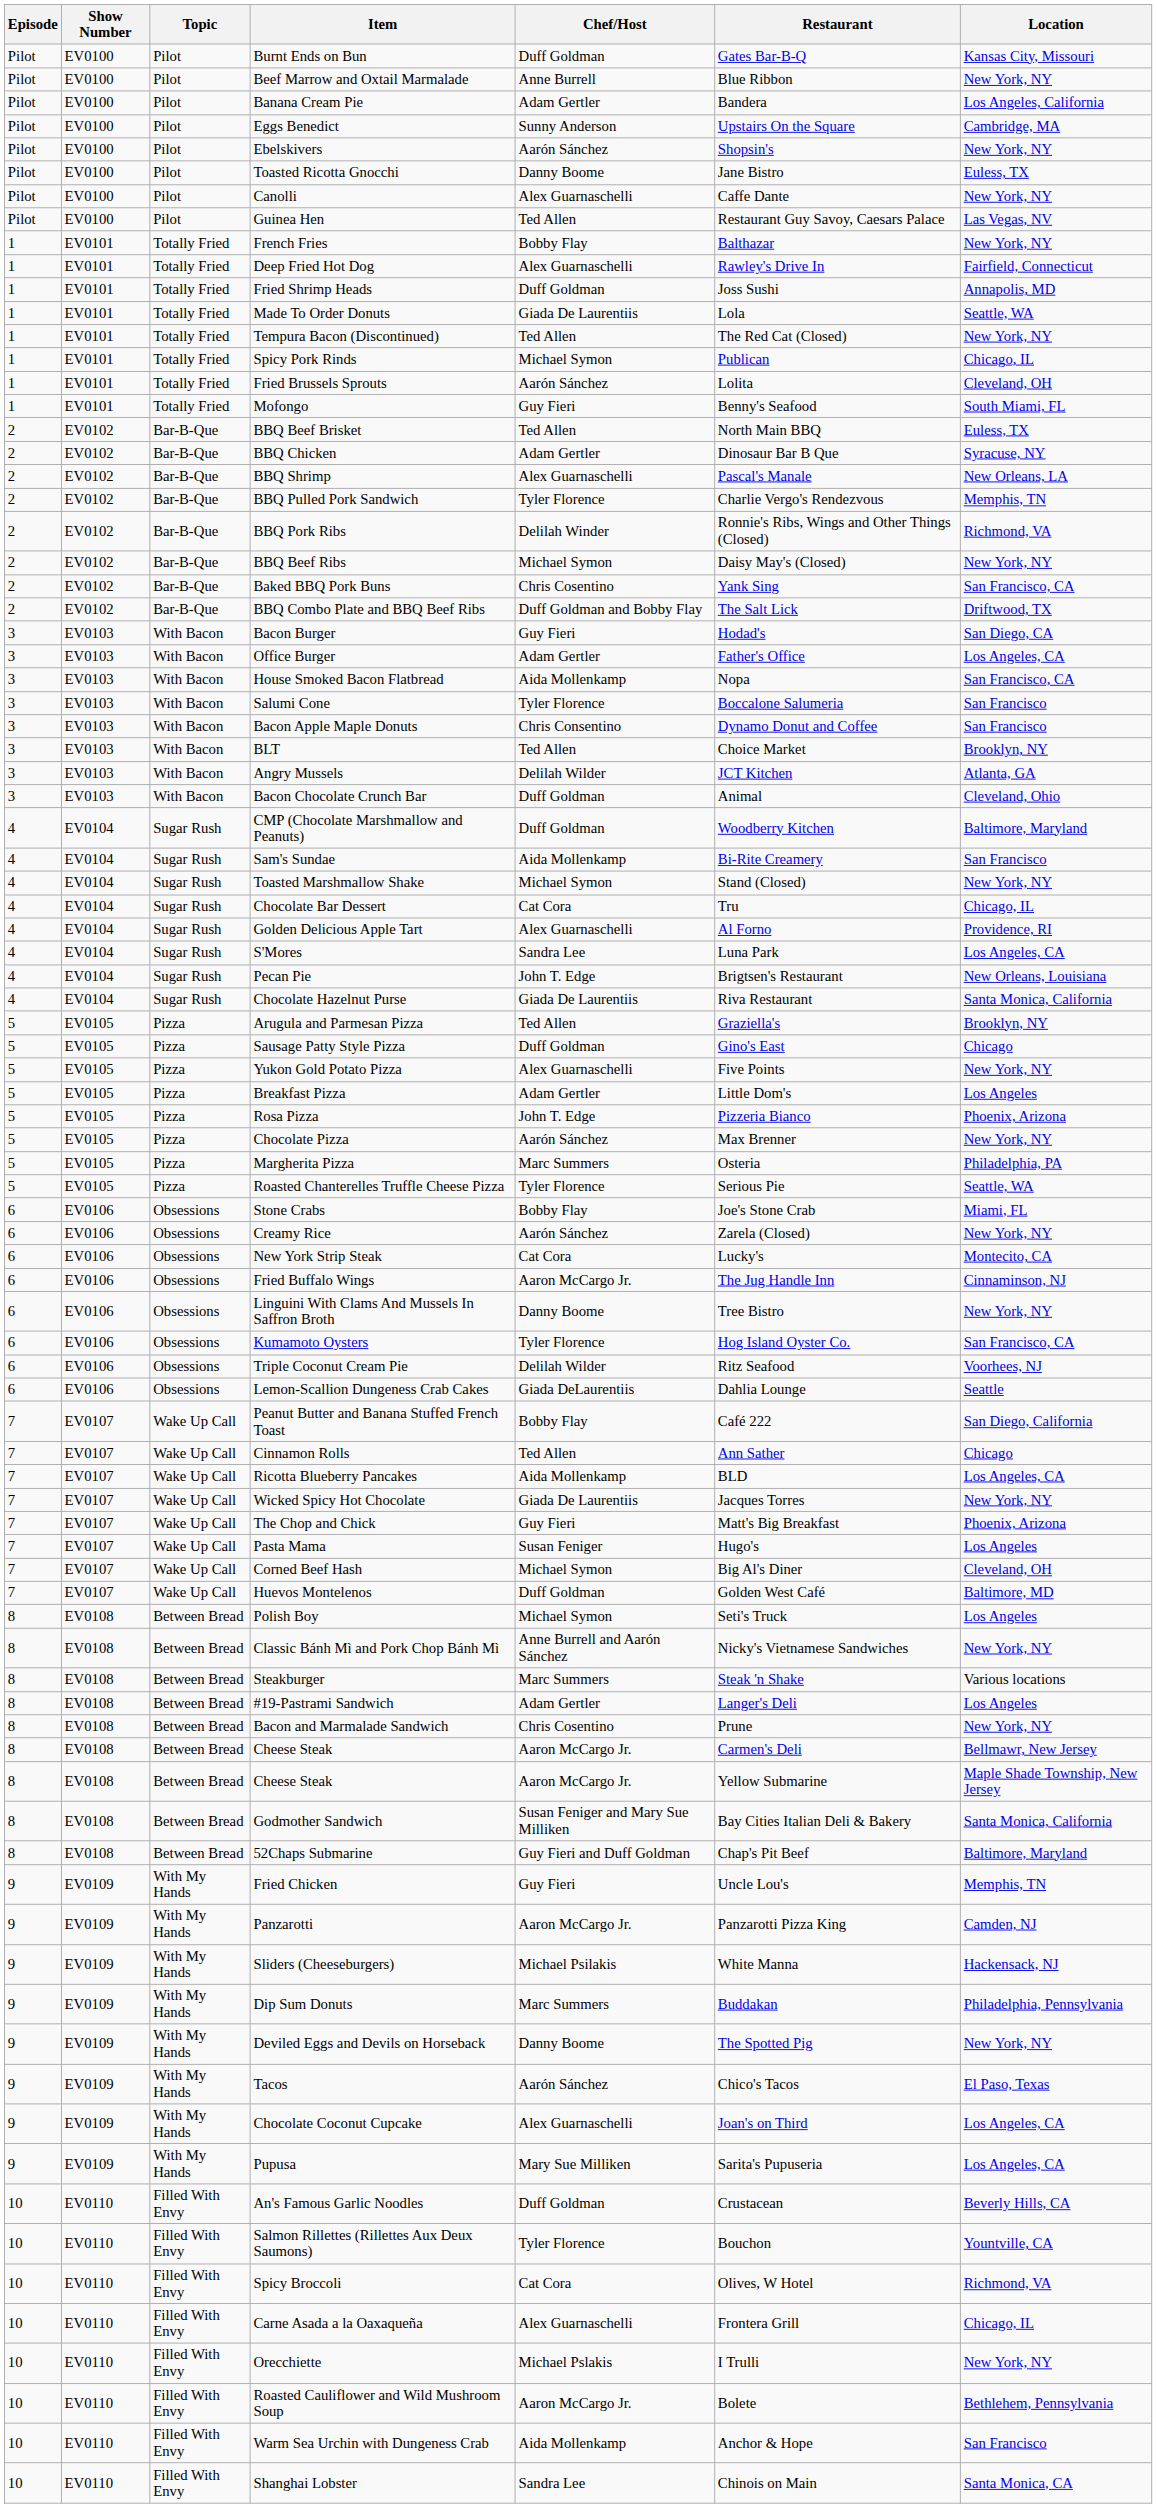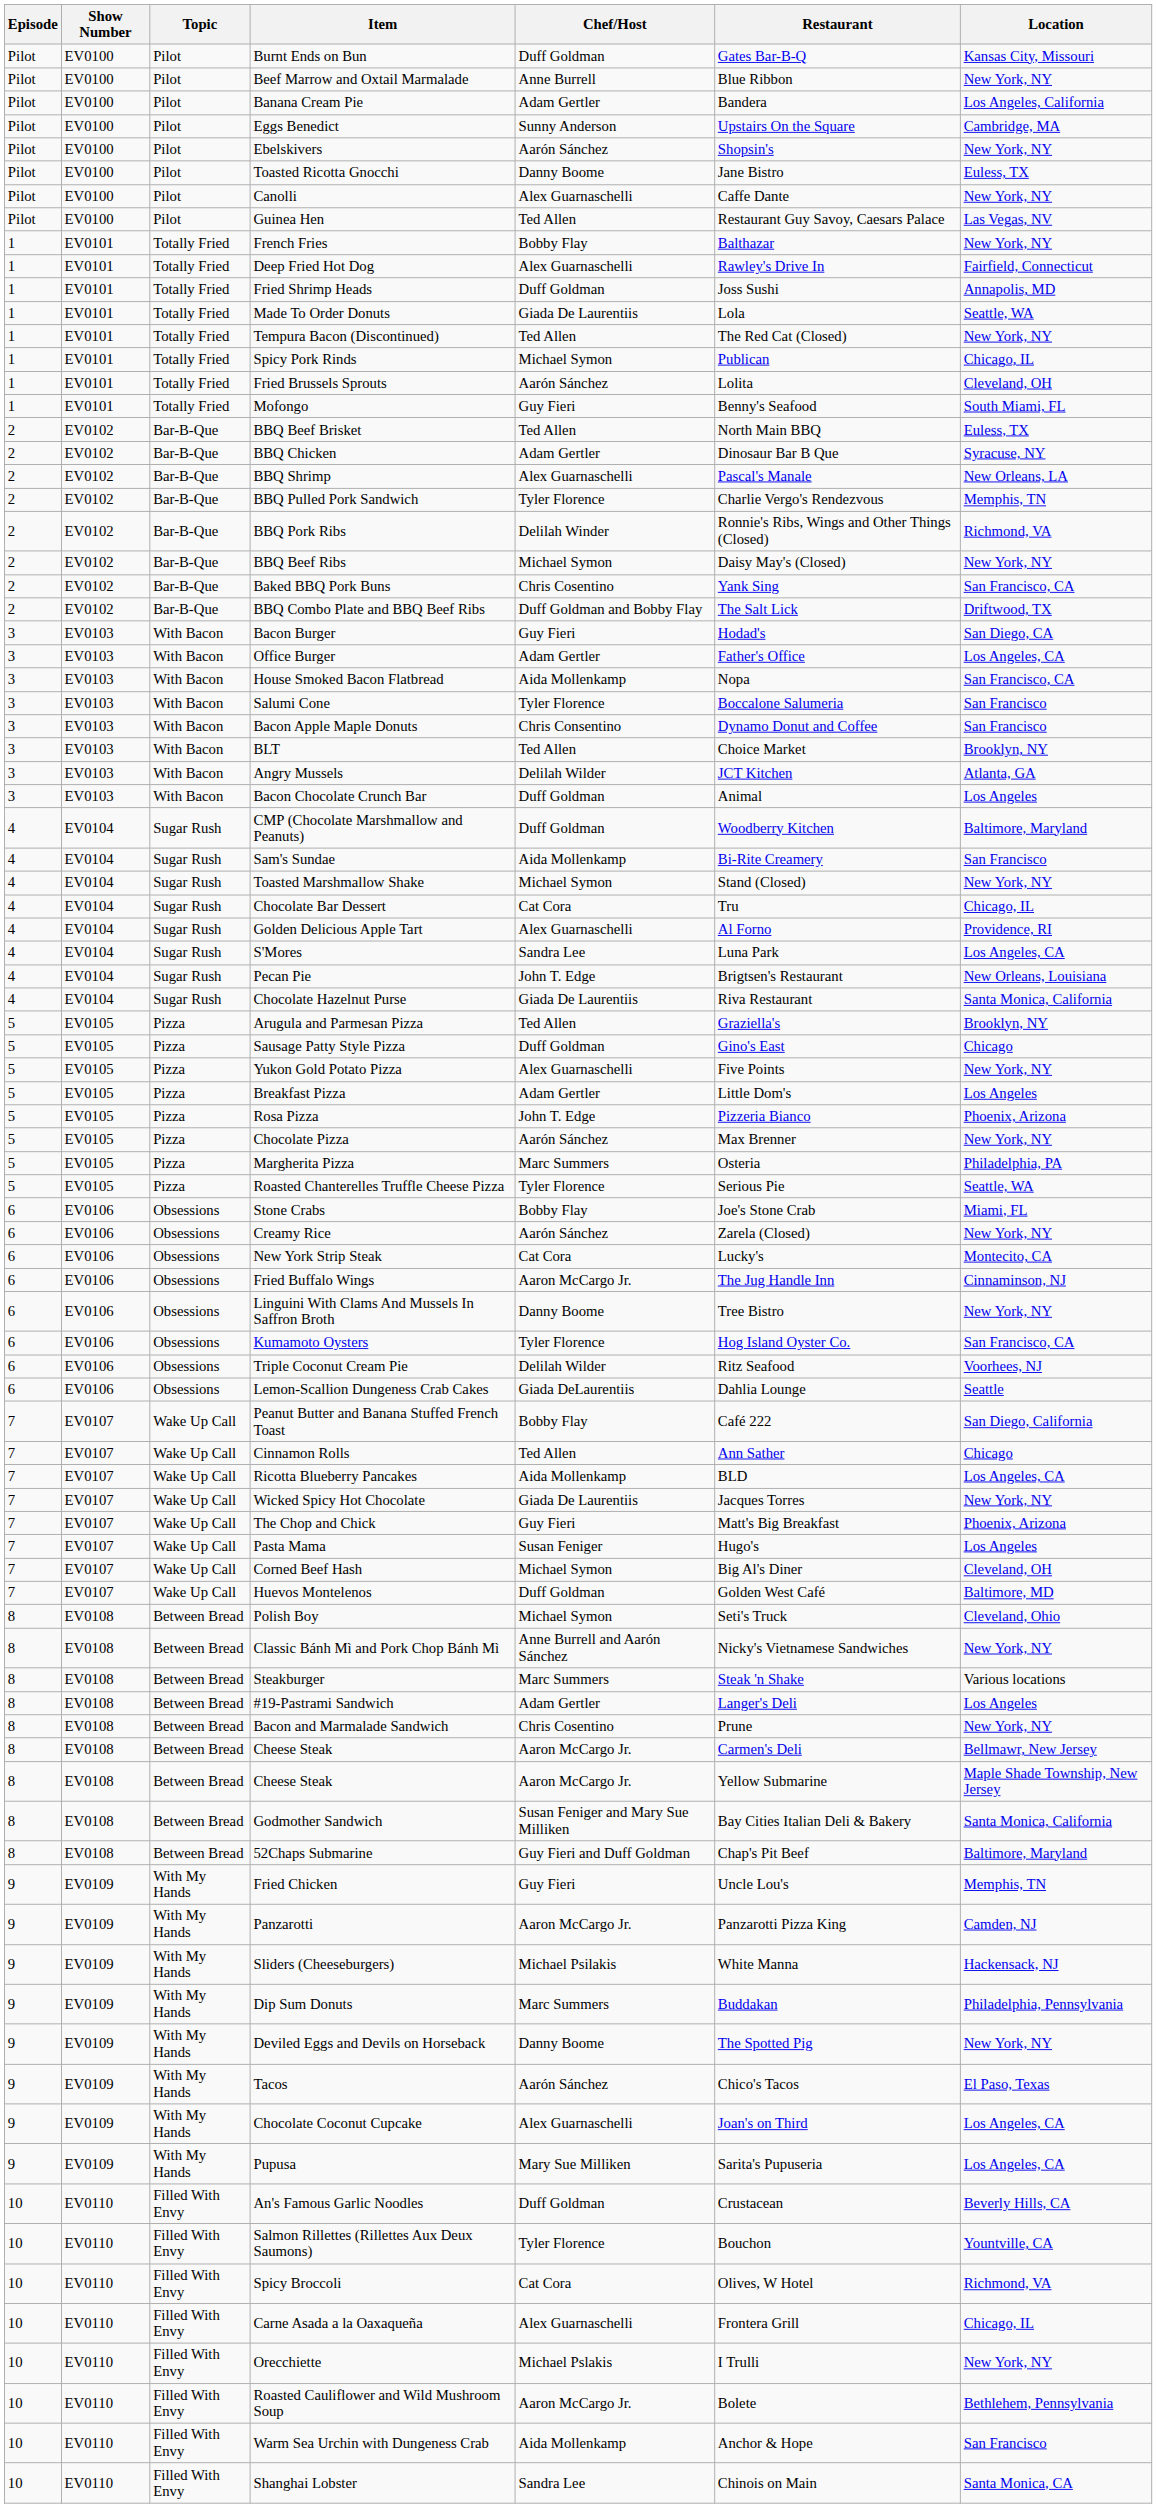(1012, 796) Cleveland, Ohio -> (1000, 796) Los Angeles
(1000, 1616) Los Angeles -> (1012, 1616) Cleveland, Ohio
